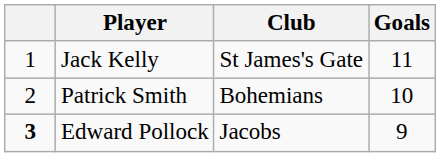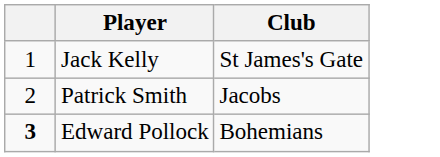- column: (402, 22)
(271, 95) Bohemians -> (250, 95) Jacobs
(250, 132) Jacobs -> (271, 132) Bohemians
